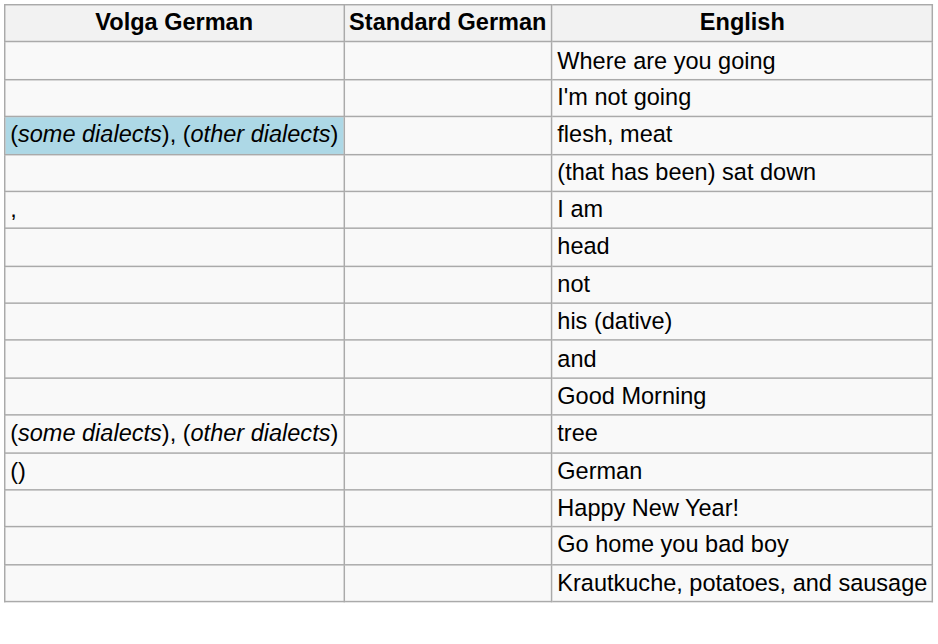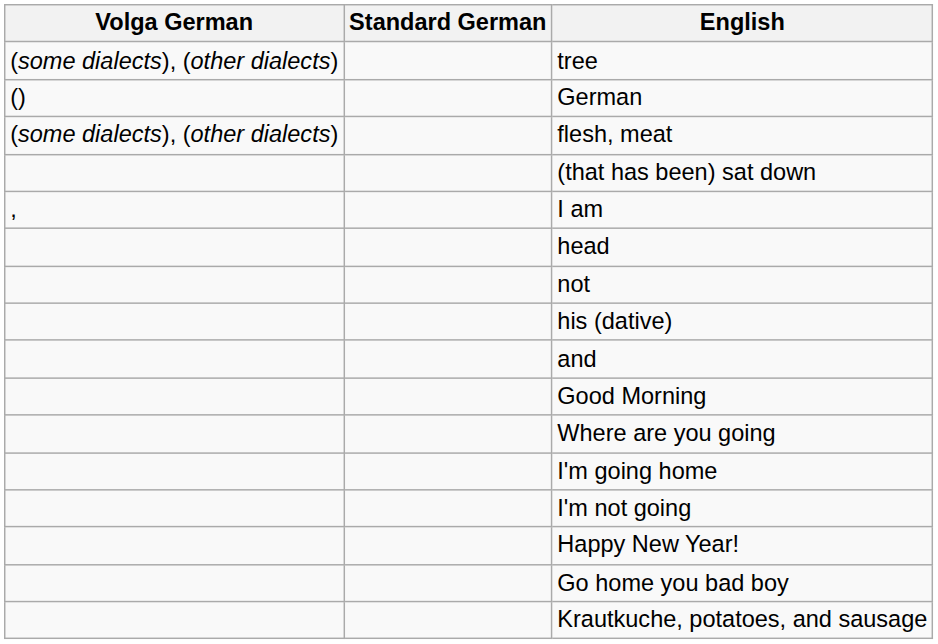rows swapped: (578, 433) <-> (666, 60)
rows swapped: (600, 470) <-> (624, 97)
(174, 135) lightblue background -> (174, 135) no background
+ row: (637, 470)
